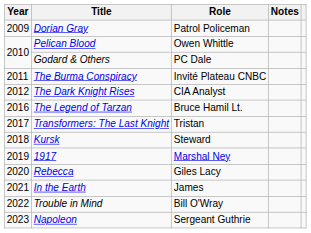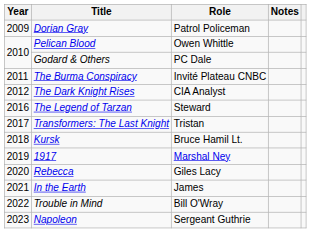(208, 108) Bruce Hamil Lt. -> (192, 108) Steward
(192, 140) Steward -> (208, 140) Bruce Hamil Lt.
